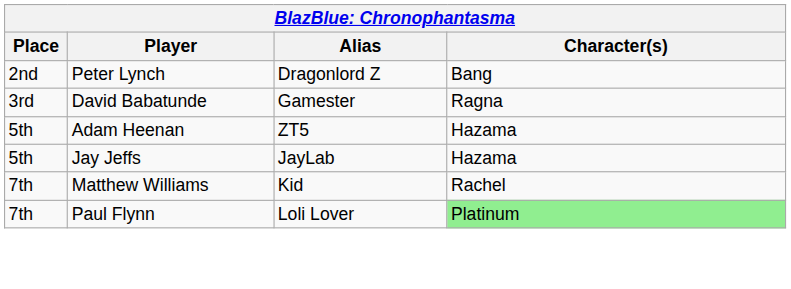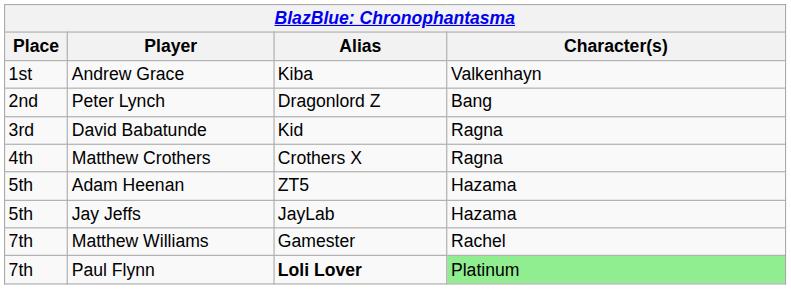+ row: (128, 74)
(316, 102) Gamester -> (291, 130) Kid
+ row: (141, 158)
(291, 185) Kid -> (316, 241) Gamester
(316, 213) normal -> (320, 269) bold
